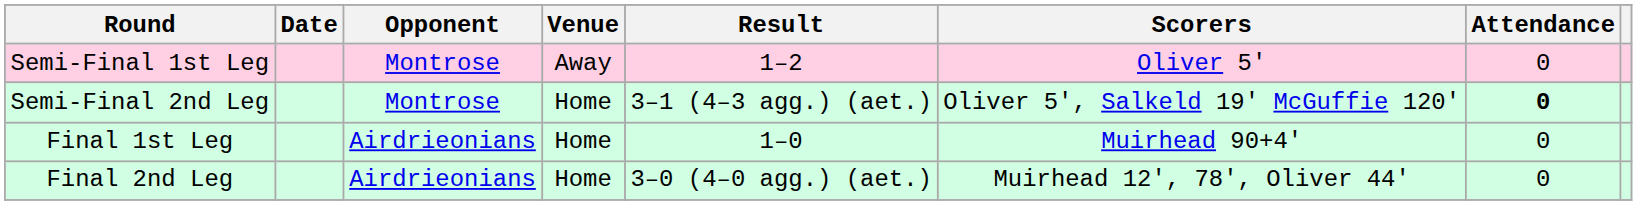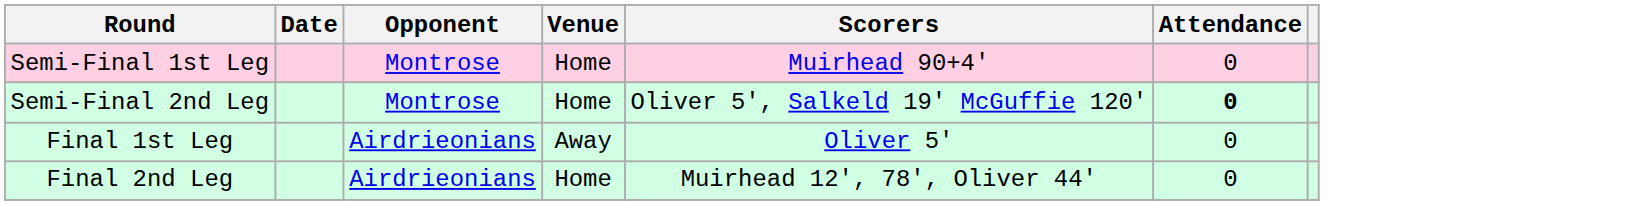- column: (781, 24)
(583, 63) Away -> (583, 63) Home
(1202, 63) Oliver 5' -> (889, 63) Muirhead 90+4'
(583, 141) Home -> (583, 141) Away
(1202, 141) Muirhead 90+4' -> (889, 141) Oliver 5'
